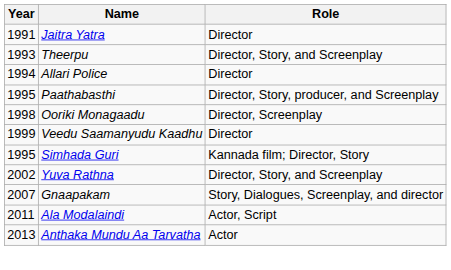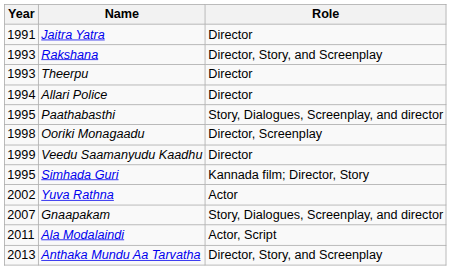+ row: (70, 54)
(295, 54) Director, Story, and Screenplay -> (230, 74) Director
(323, 94) Director, Story, producer, and Screenplay -> (326, 114) Story, Dialogues, Screenplay, and director
(295, 174) Director, Story, and Screenplay -> (223, 194) Actor
(223, 235) Actor -> (295, 255) Director, Story, and Screenplay
